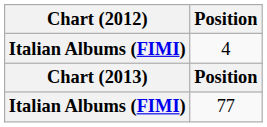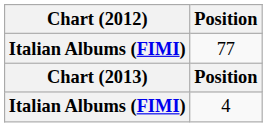rows swapped: (226, 48) <-> (226, 106)
